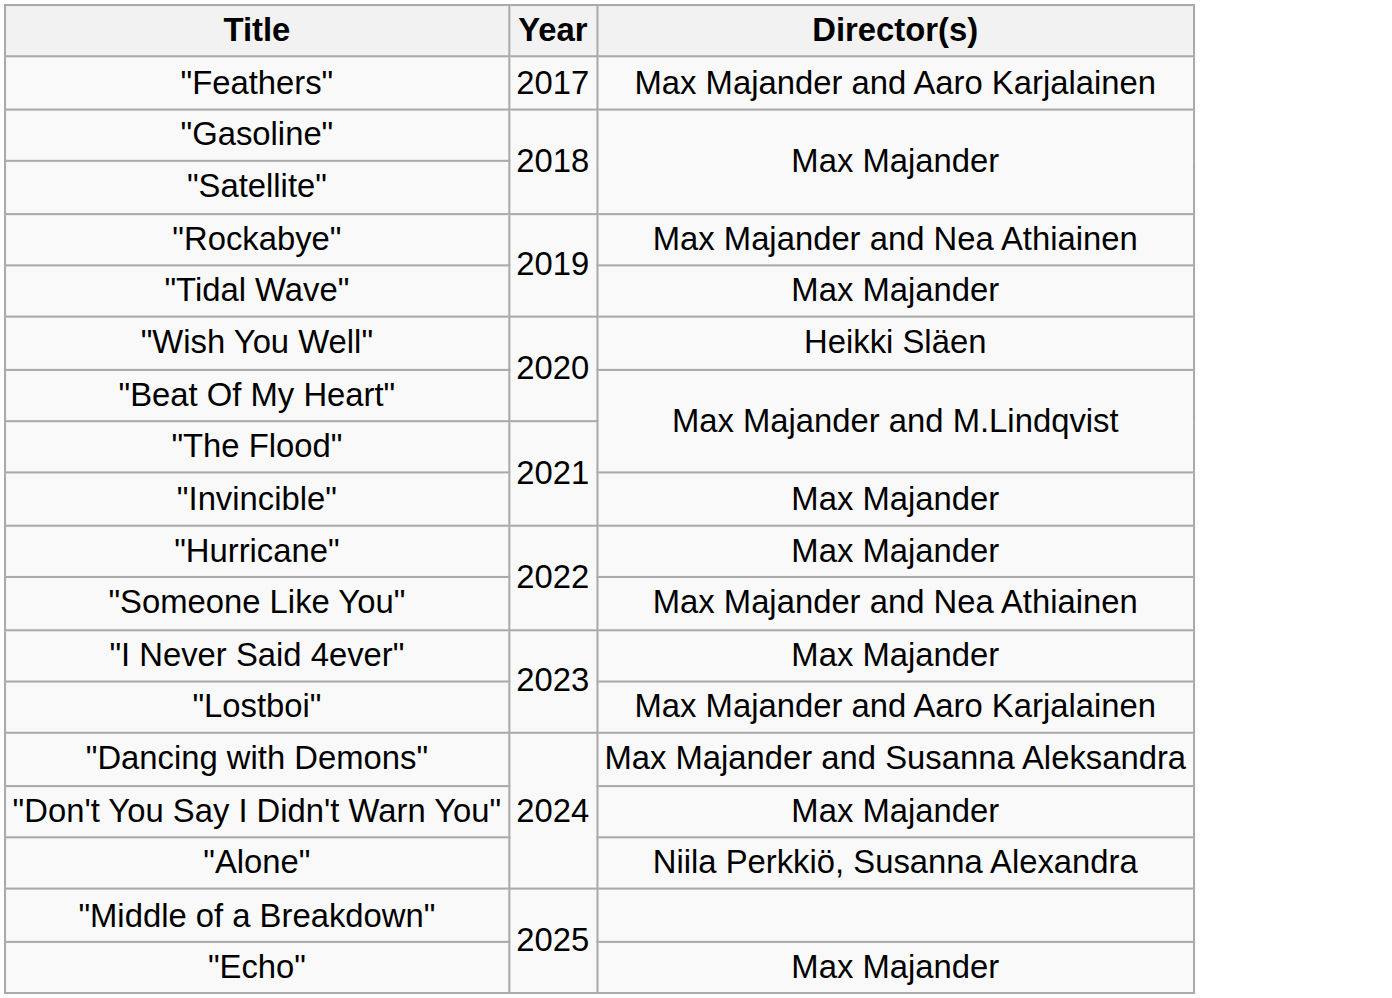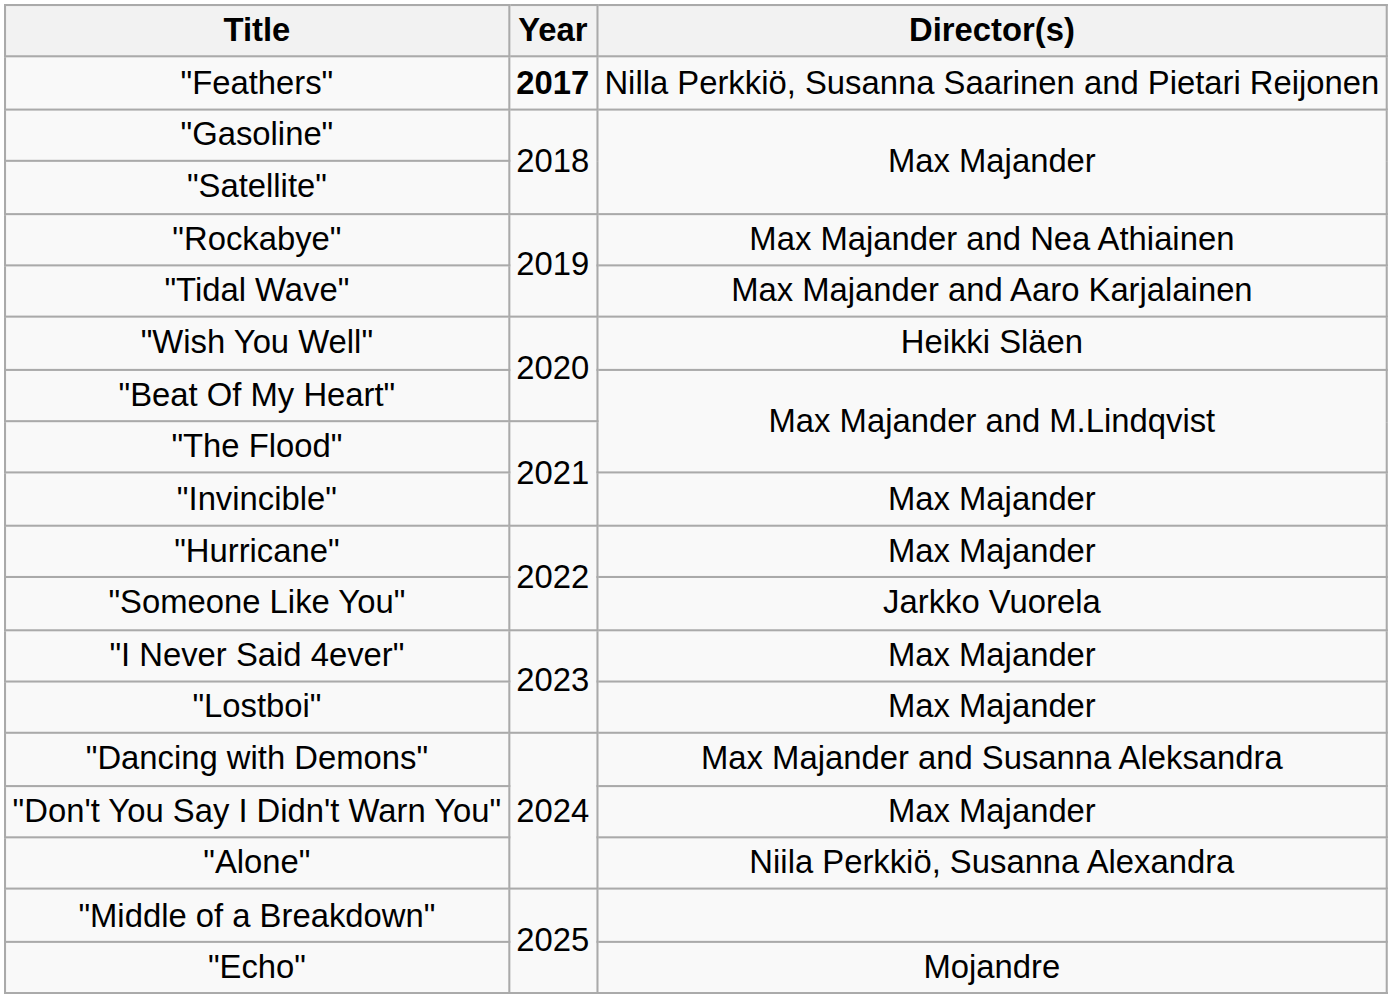(553, 82) normal -> (553, 82) bold
(895, 82) Max Majander and Aaro Karjalainen -> (992, 82) Nilla Perkkiö, Susanna Saarinen and Pietari Reijonen
(895, 290) Max Majander -> (992, 290) Max Majander and Aaro Karjalainen
(895, 602) Max Majander and Nea Athiainen -> (992, 602) Jarkko Vuorela
(895, 706) Max Majander and Aaro Karjalainen -> (992, 706) Max Majander
(895, 966) Max Majander -> (992, 966) Mojandre
